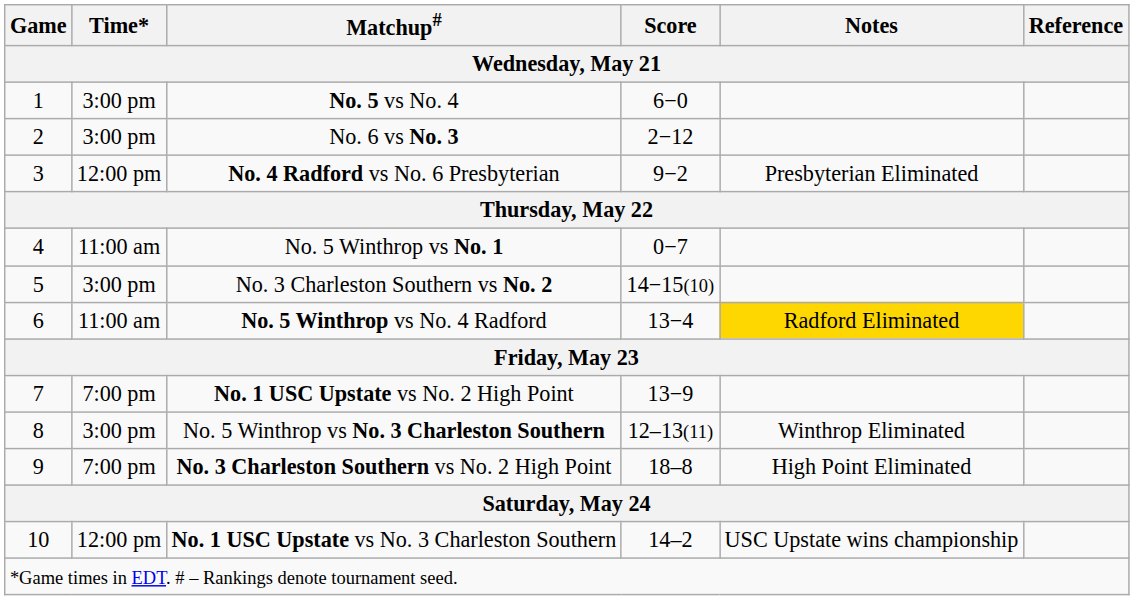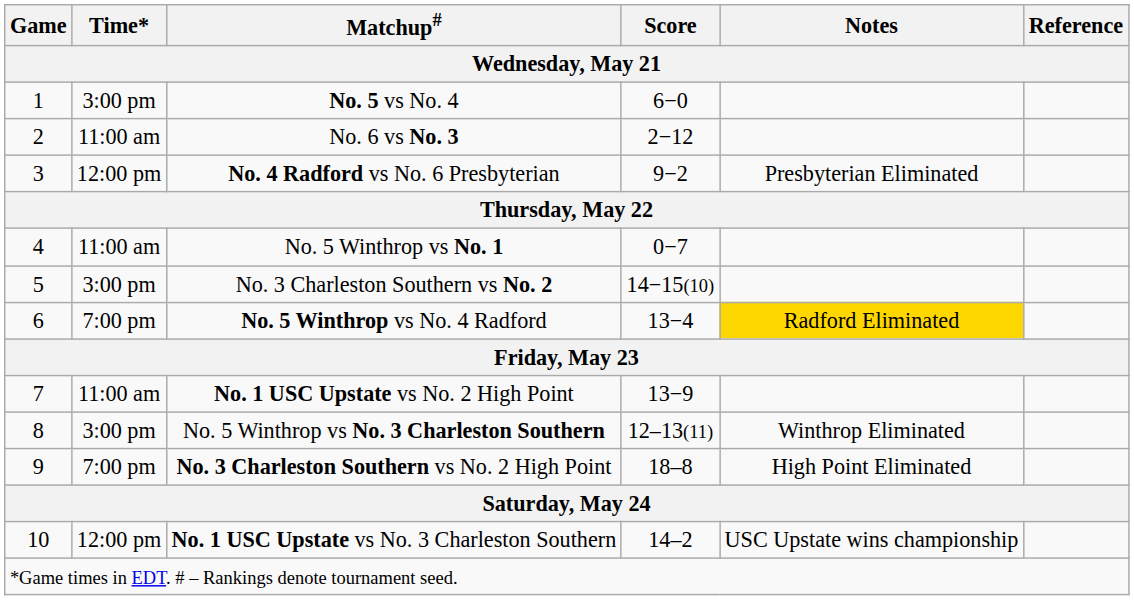(119, 137) 3:00 pm -> (119, 137) 11:00 am
(119, 320) 11:00 am -> (119, 320) 7:00 pm
(119, 393) 7:00 pm -> (119, 393) 11:00 am
